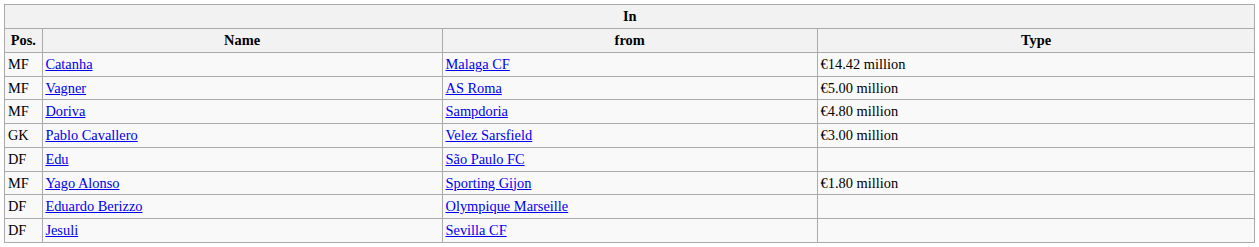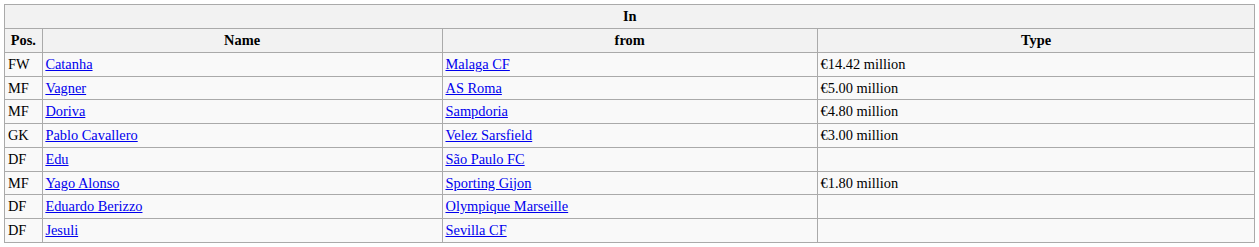(18, 64) MF -> (19, 64) FW
